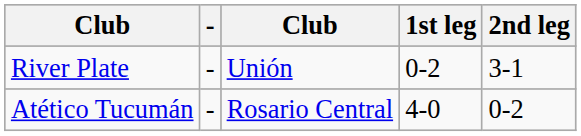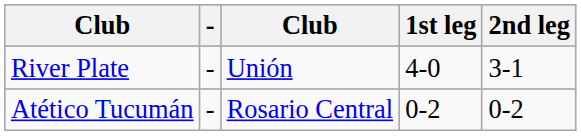(423, 67) 0-2 -> (423, 67) 4-0
(423, 109) 4-0 -> (423, 109) 0-2
